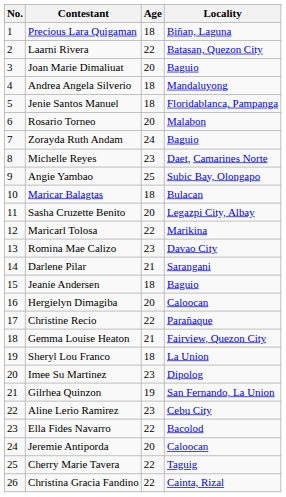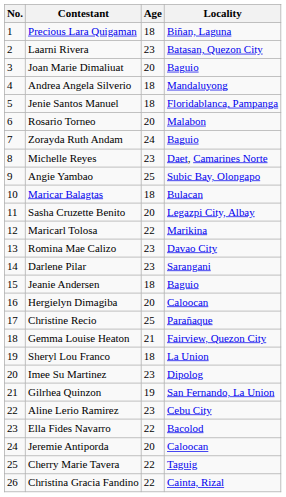(149, 49) 22 -> (149, 49) 23
(149, 266) 21 -> (149, 266) 23
(149, 320) 22 -> (149, 320) 25
